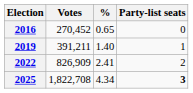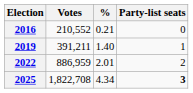(74, 29) 270,452 -> (74, 29) 210,552
(105, 29) 0.65 -> (105, 29) 0.21
(74, 63) 826,909 -> (74, 63) 886,959
(105, 63) 2.41 -> (105, 63) 2.01
